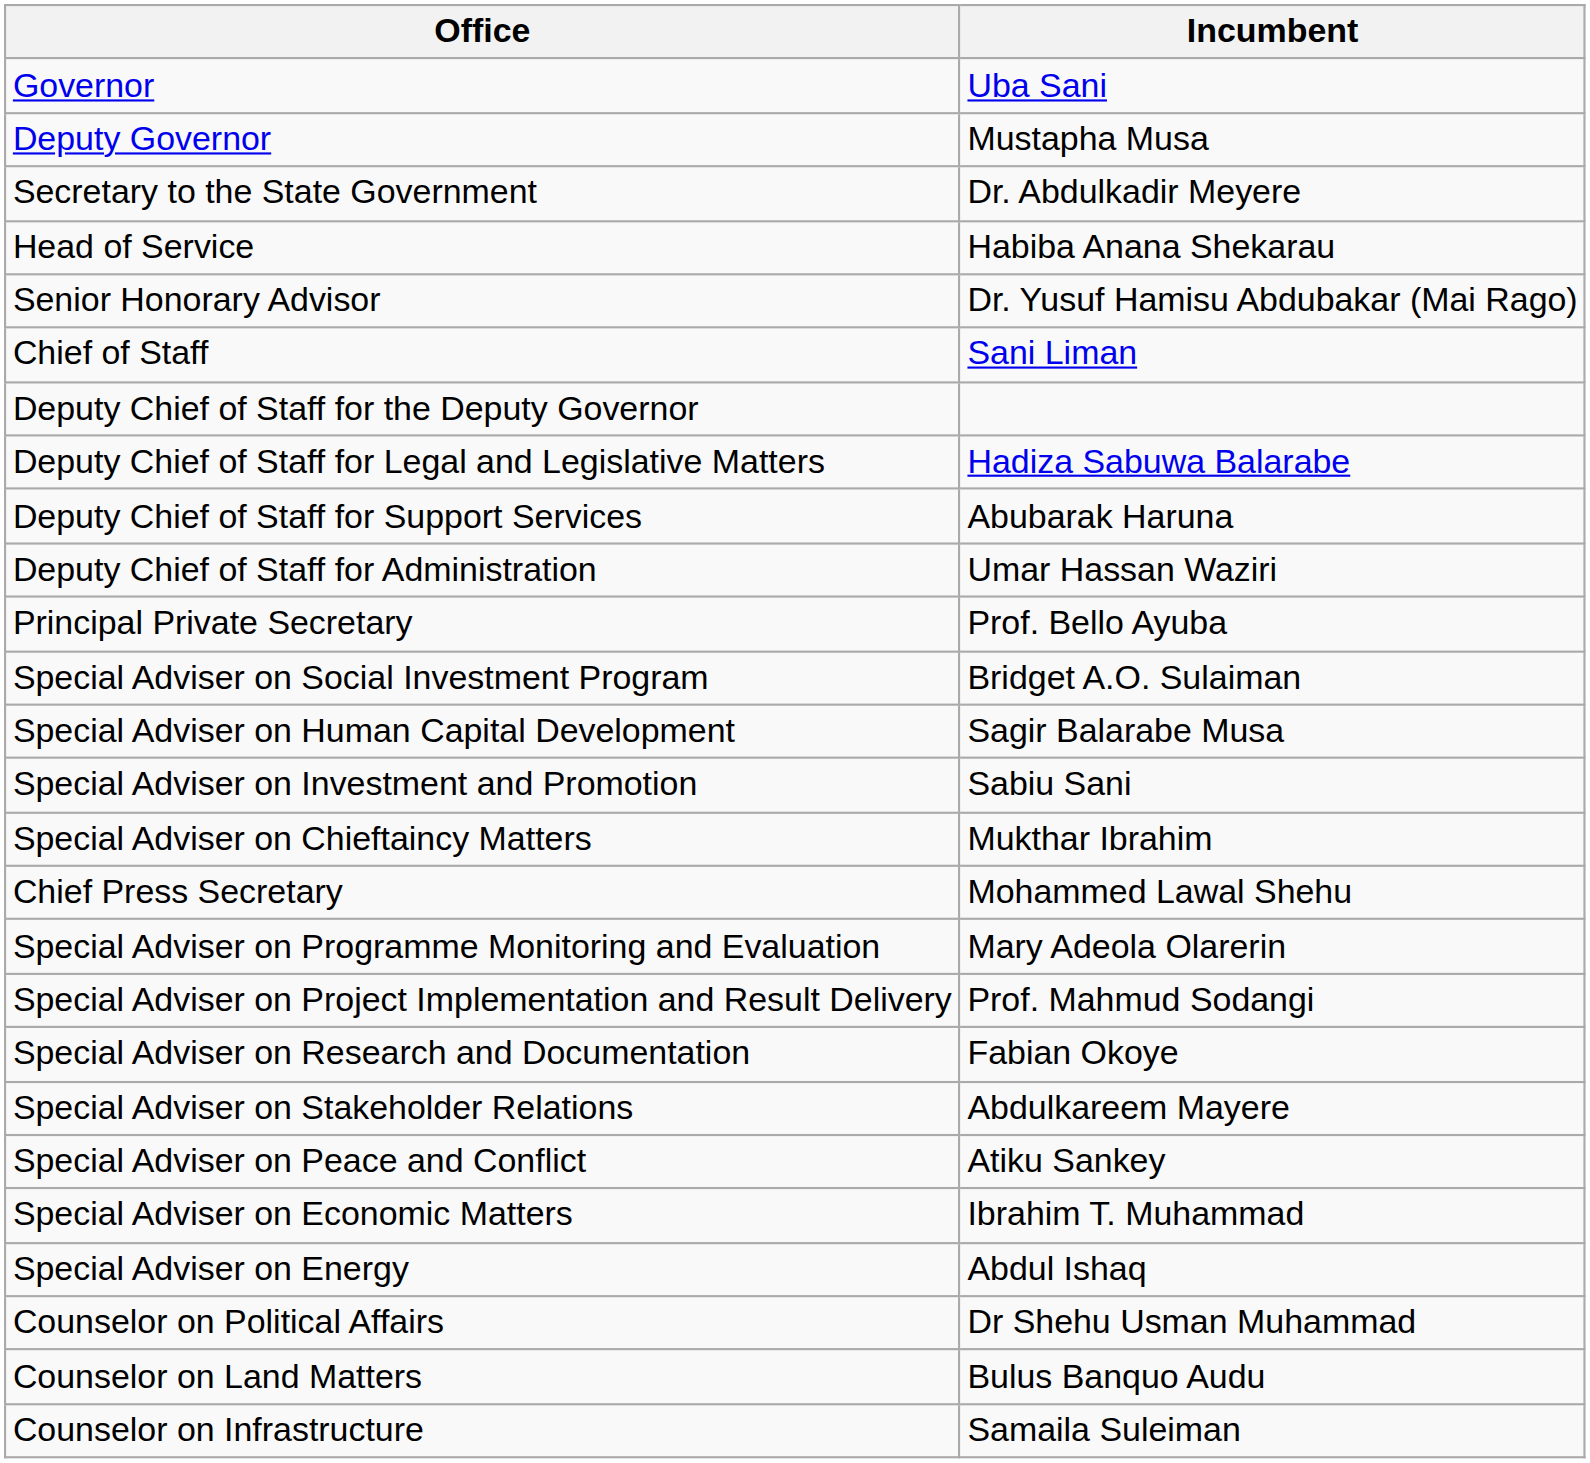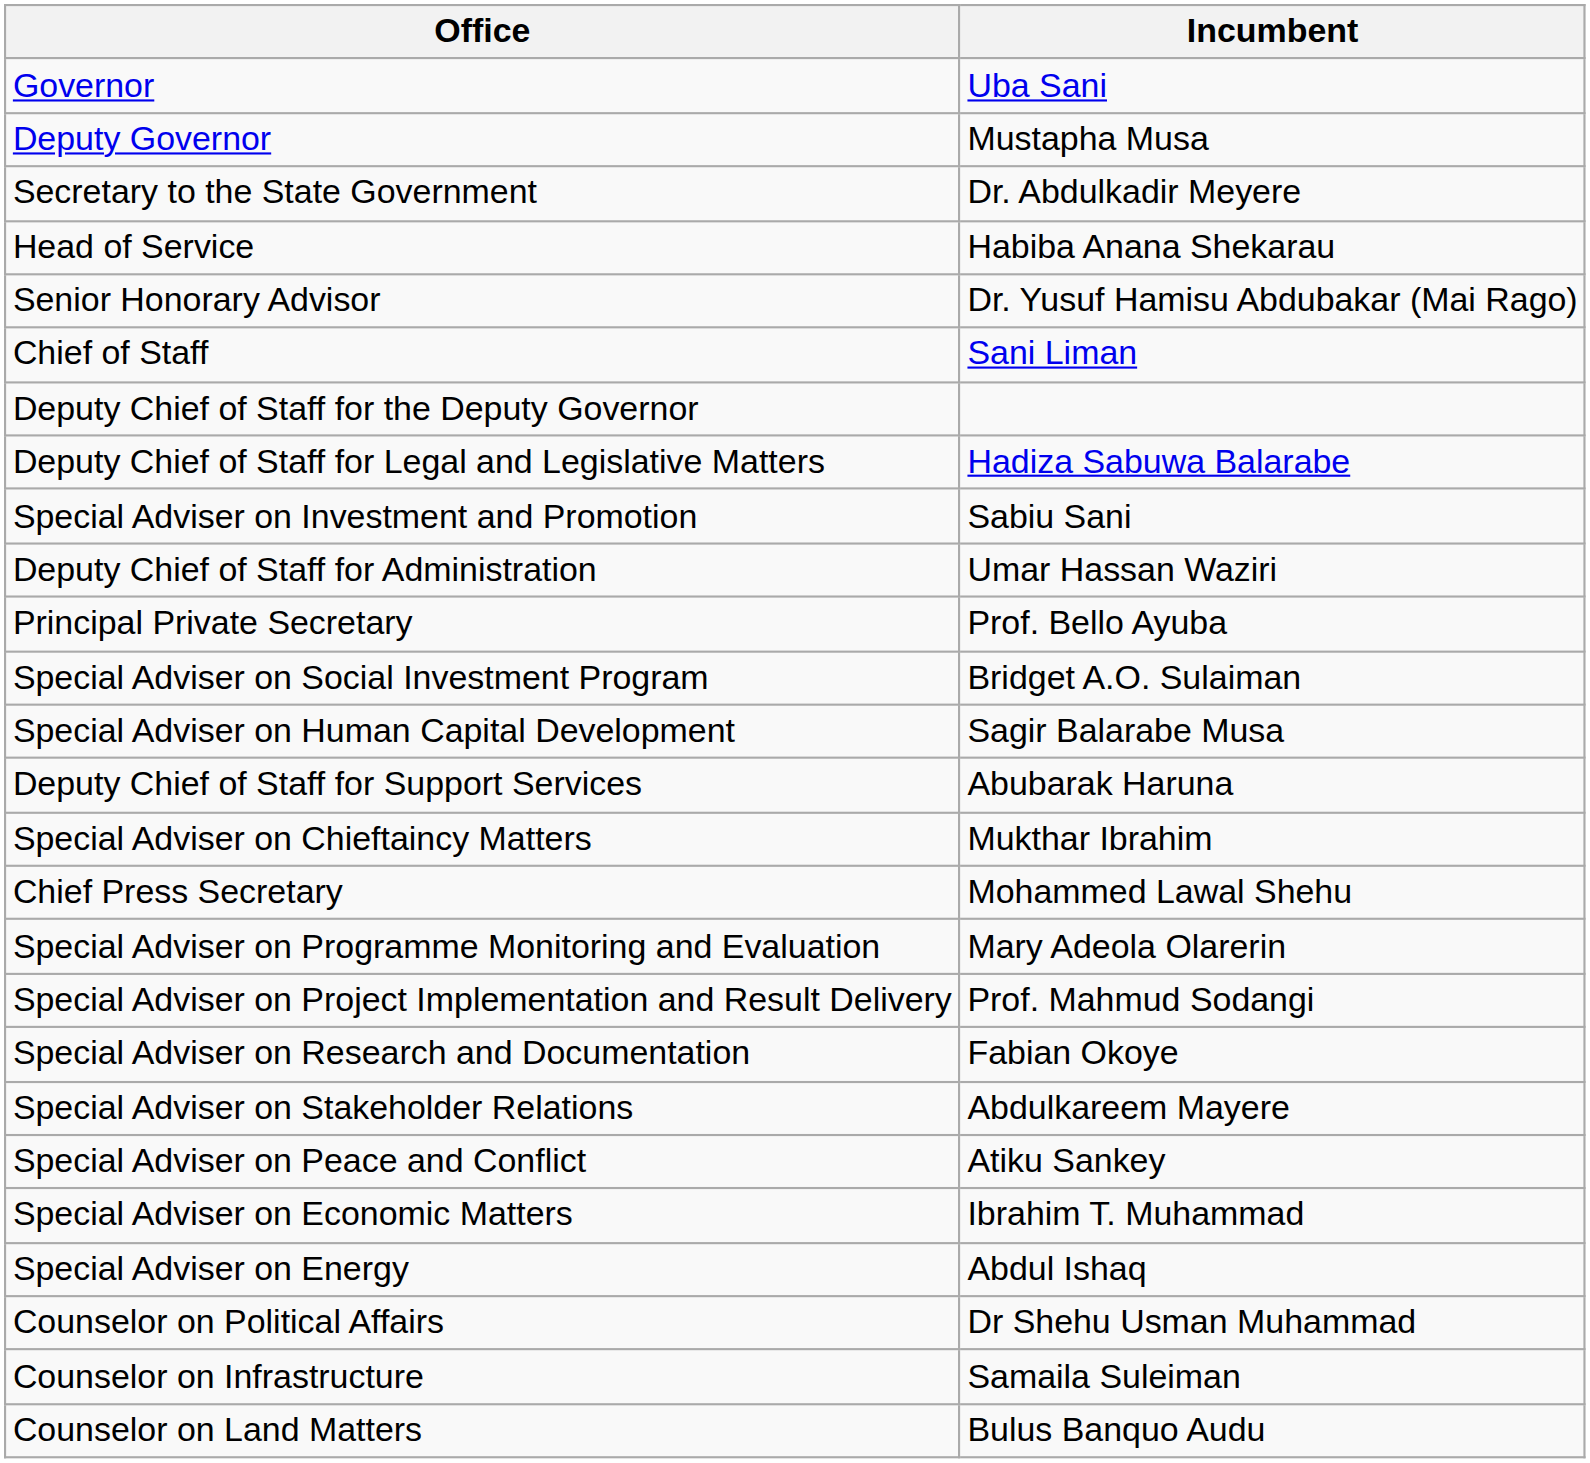rows swapped: (327, 515) <-> (355, 784)
rows swapped: (217, 1376) <-> (218, 1430)
